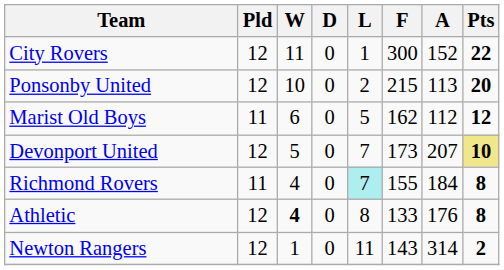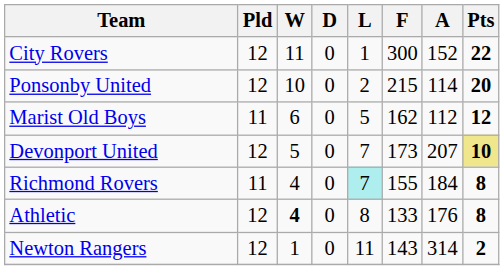(442, 85) 113 -> (442, 85) 114
